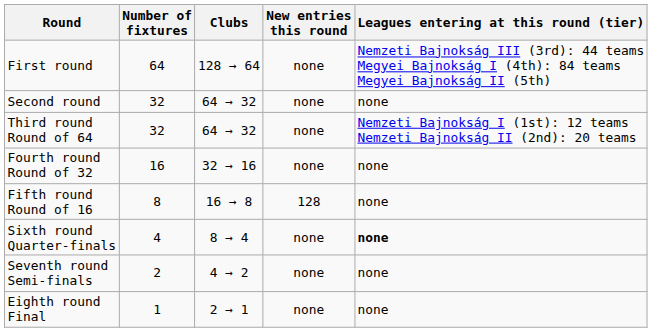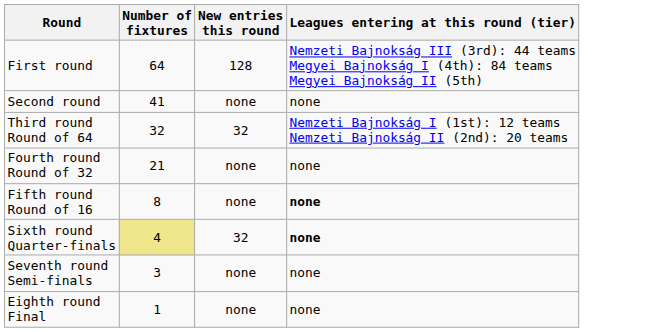- column: (229, 22)
(309, 66) none -> (241, 66) 128
(157, 101) 32 -> (157, 101) 41
(309, 130) none -> (241, 130) 32
(157, 166) 16 -> (157, 166) 21
(309, 202) 128 -> (241, 202) none
(373, 202) normal -> (305, 202) bold
(157, 237) no background -> (157, 237) khaki background
(309, 237) none -> (241, 237) 32
(157, 273) 2 -> (157, 273) 3
